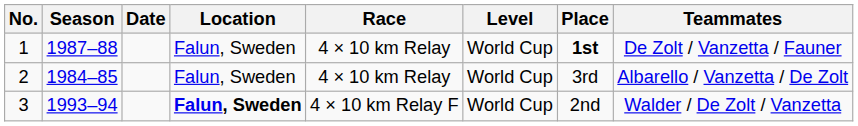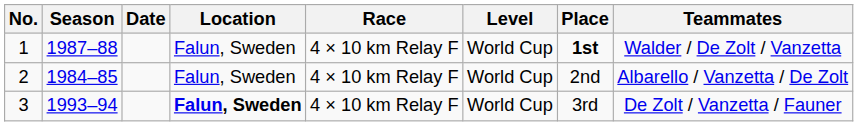(384, 47) 4 × 10 km Relay -> (384, 47) 4 × 10 km Relay F
(733, 47) De Zolt / Vanzetta / Fauner -> (733, 47) Walder / De Zolt / Vanzetta
(384, 76) 4 × 10 km Relay -> (384, 76) 4 × 10 km Relay F
(585, 76) 3rd -> (585, 76) 2nd
(585, 105) 2nd -> (585, 105) 3rd
(733, 105) Walder / De Zolt / Vanzetta -> (733, 105) De Zolt / Vanzetta / Fauner
